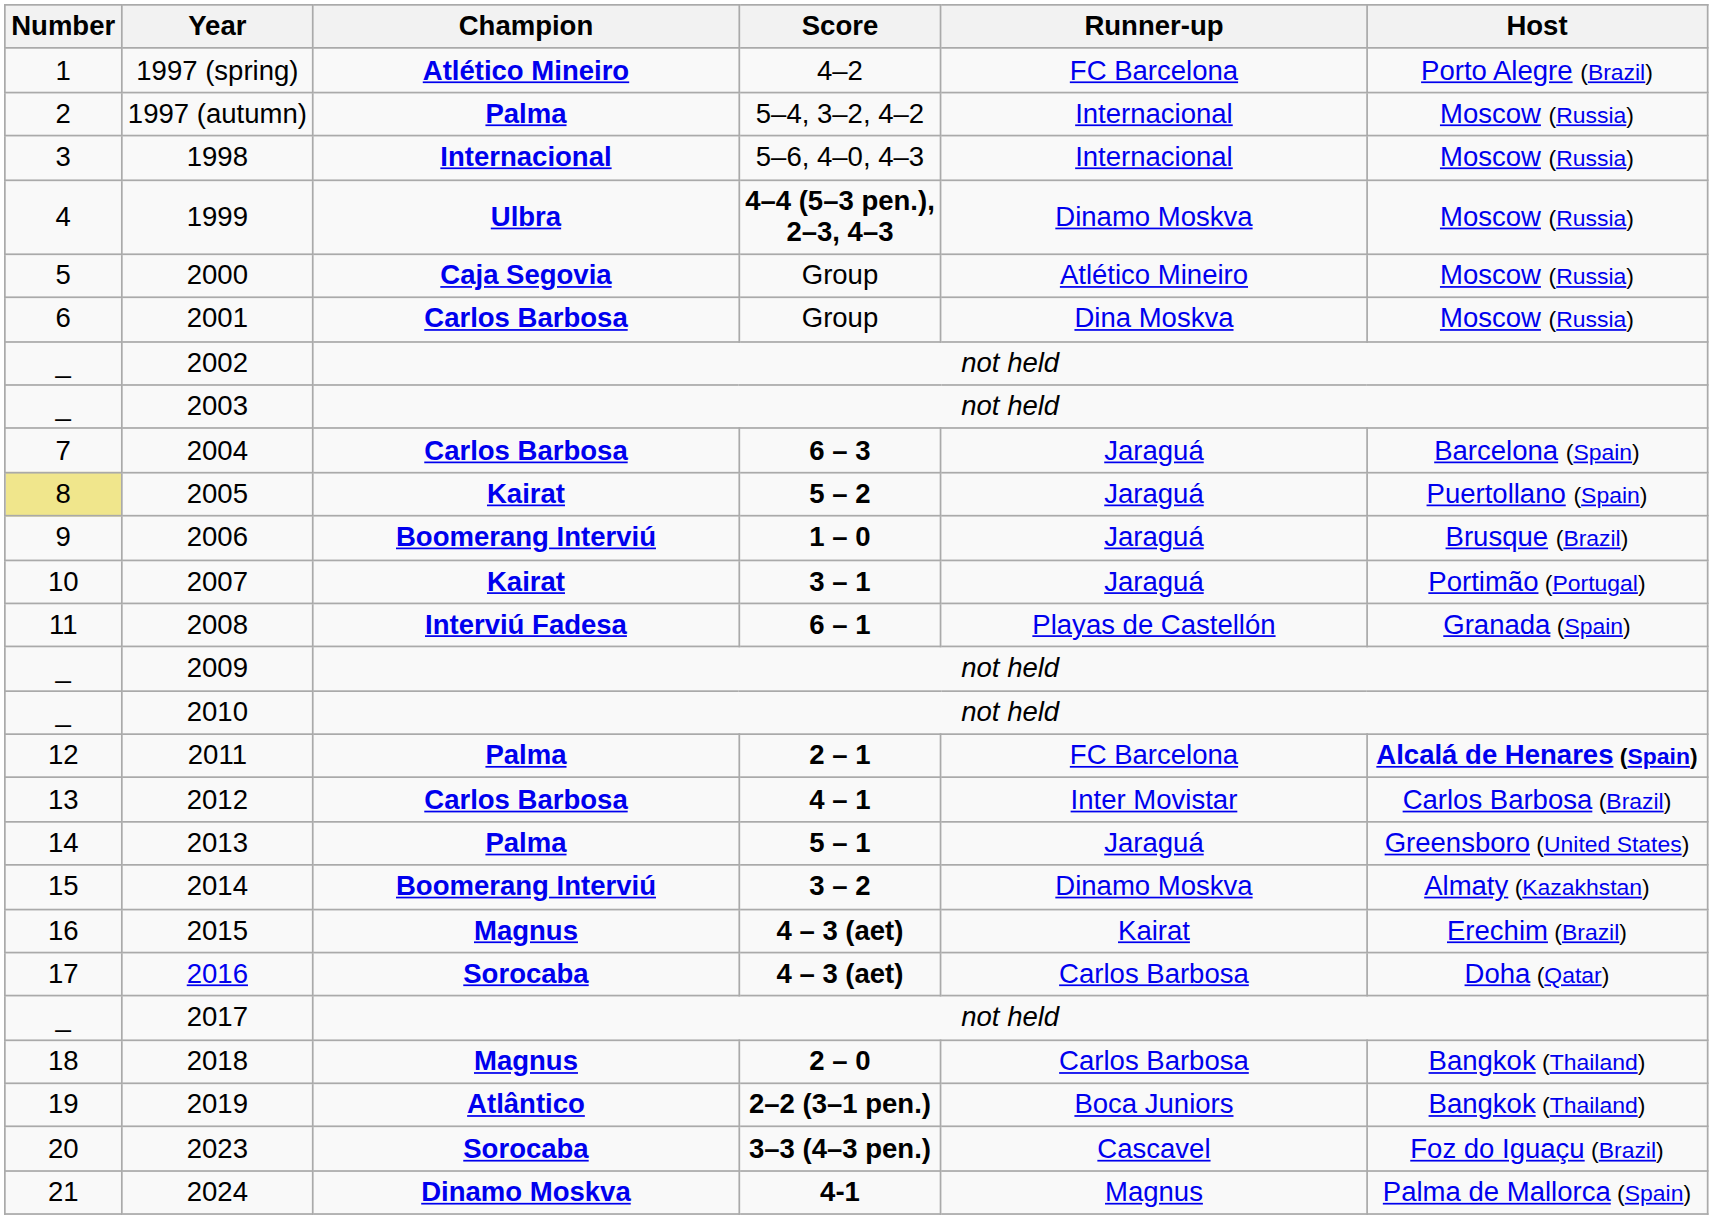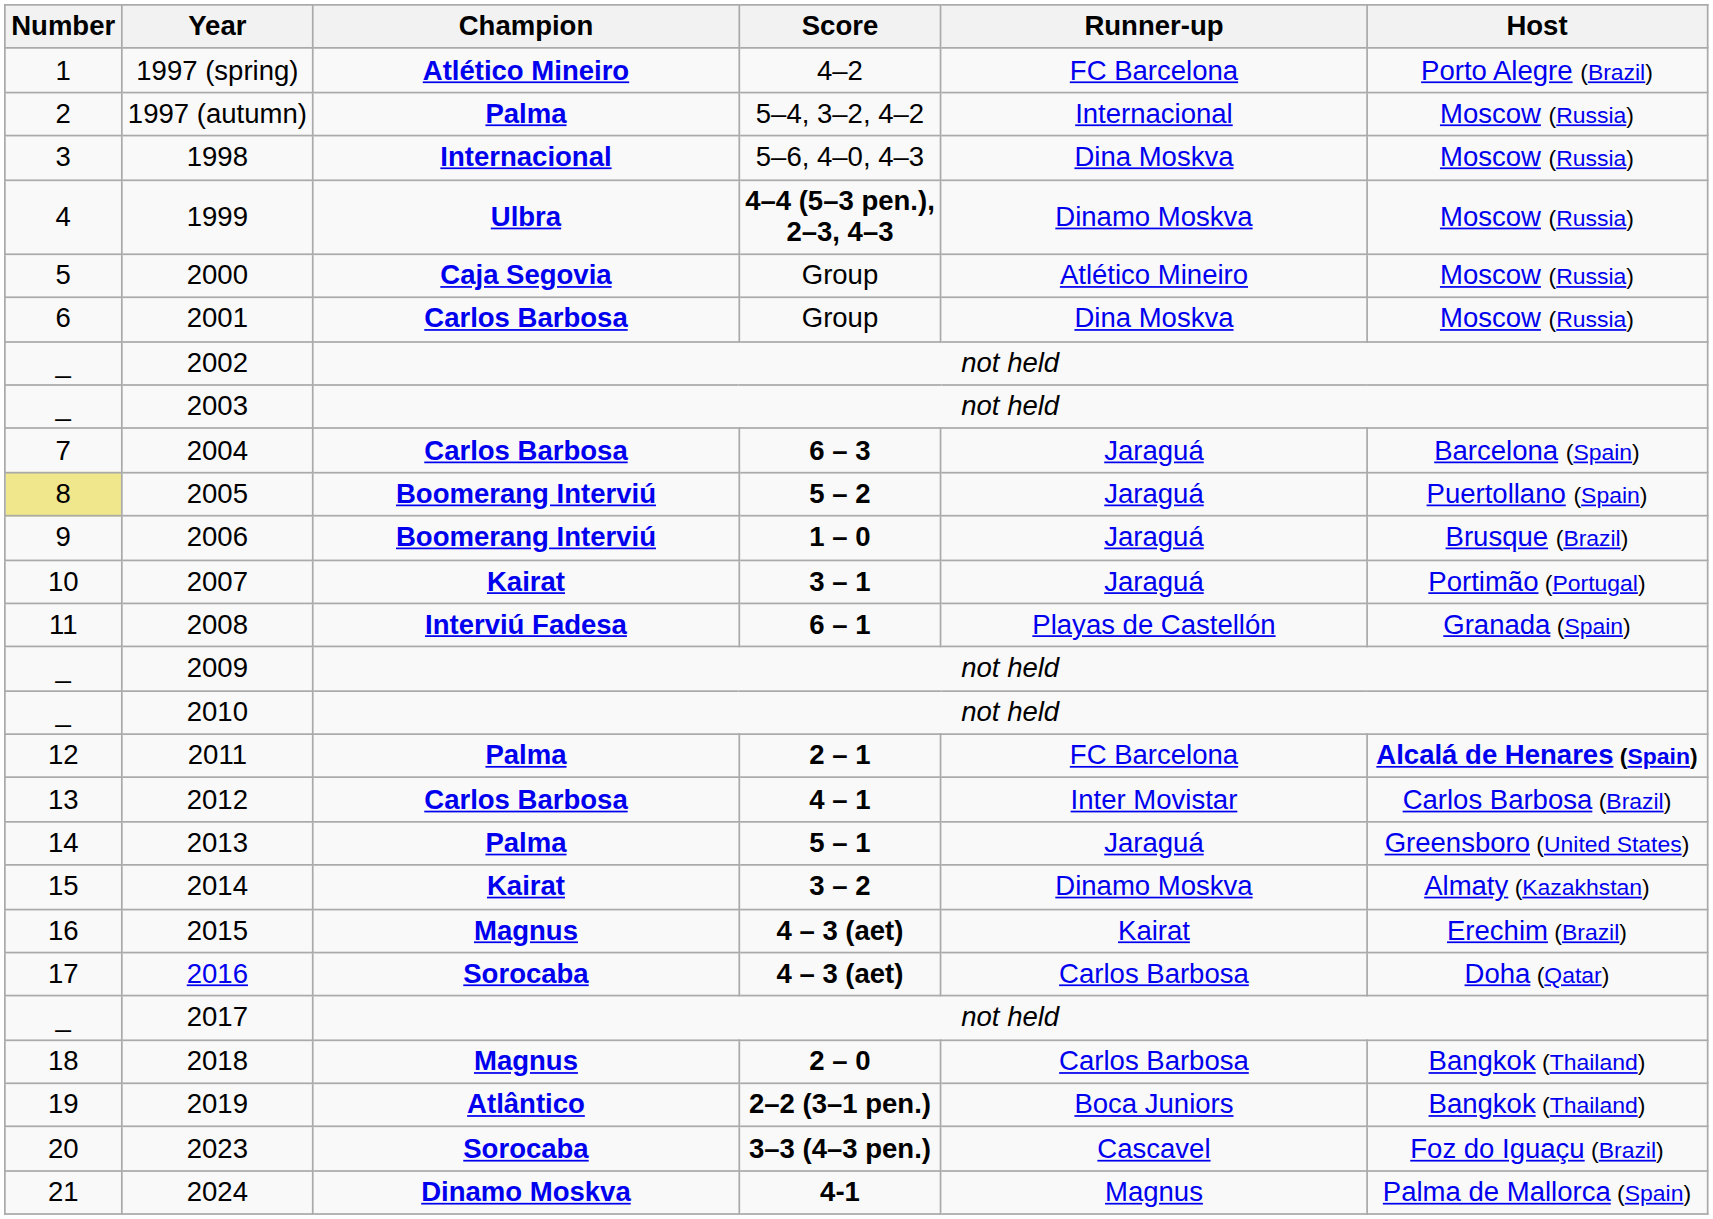(1154, 157) Internacional -> (1154, 157) Dina Moskva
(526, 493) Kairat -> (526, 493) Boomerang Interviú
(526, 886) Boomerang Interviú -> (526, 886) Kairat
